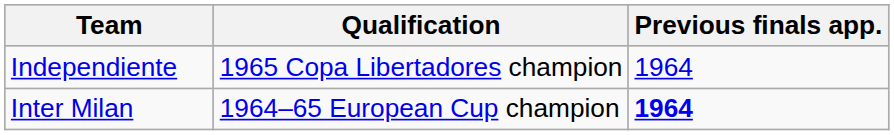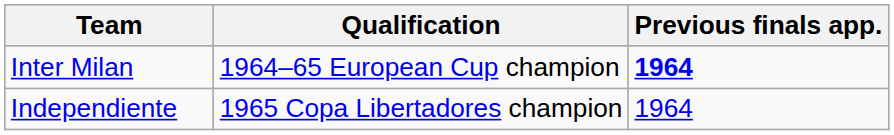rows swapped: (72, 108) <-> (94, 66)
